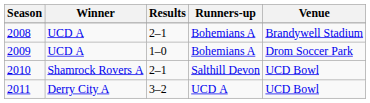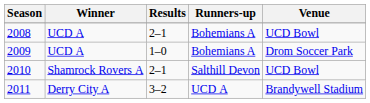(314, 32) Brandywell Stadium -> (292, 32) UCD Bowl
(292, 88) UCD Bowl -> (314, 88) Brandywell Stadium
